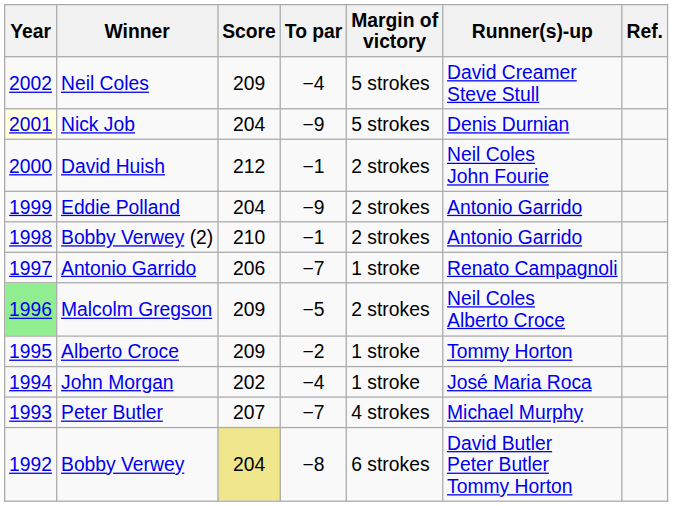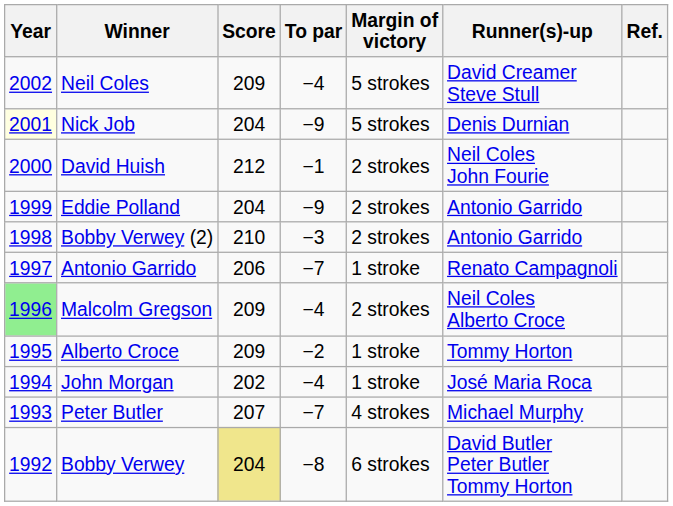(314, 238) −1 -> (314, 238) −3
(314, 310) −5 -> (314, 310) −4
